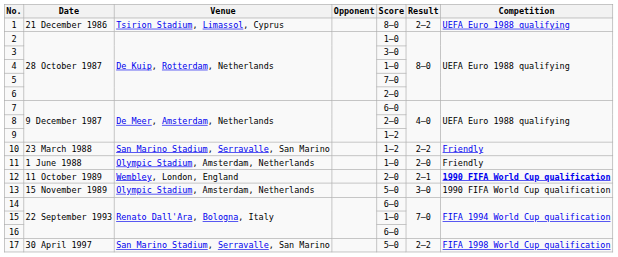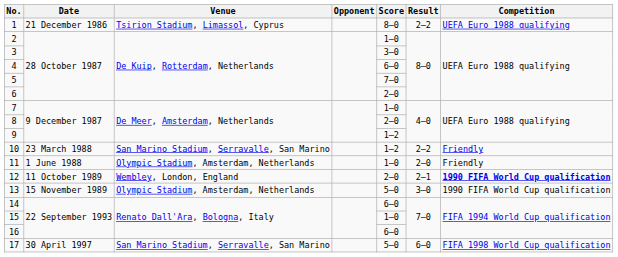(391, 66) 1–0 -> (391, 66) 6–0
(391, 108) 6–0 -> (391, 108) 1–0
(423, 245) 2–2 -> (423, 245) 6–0
